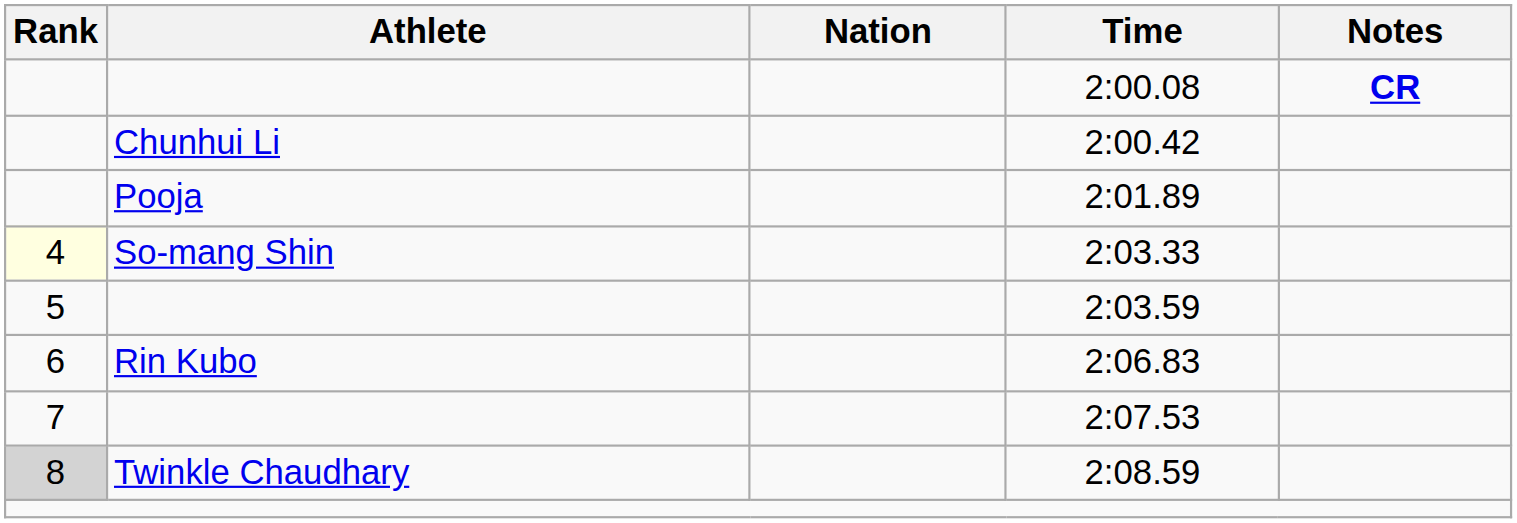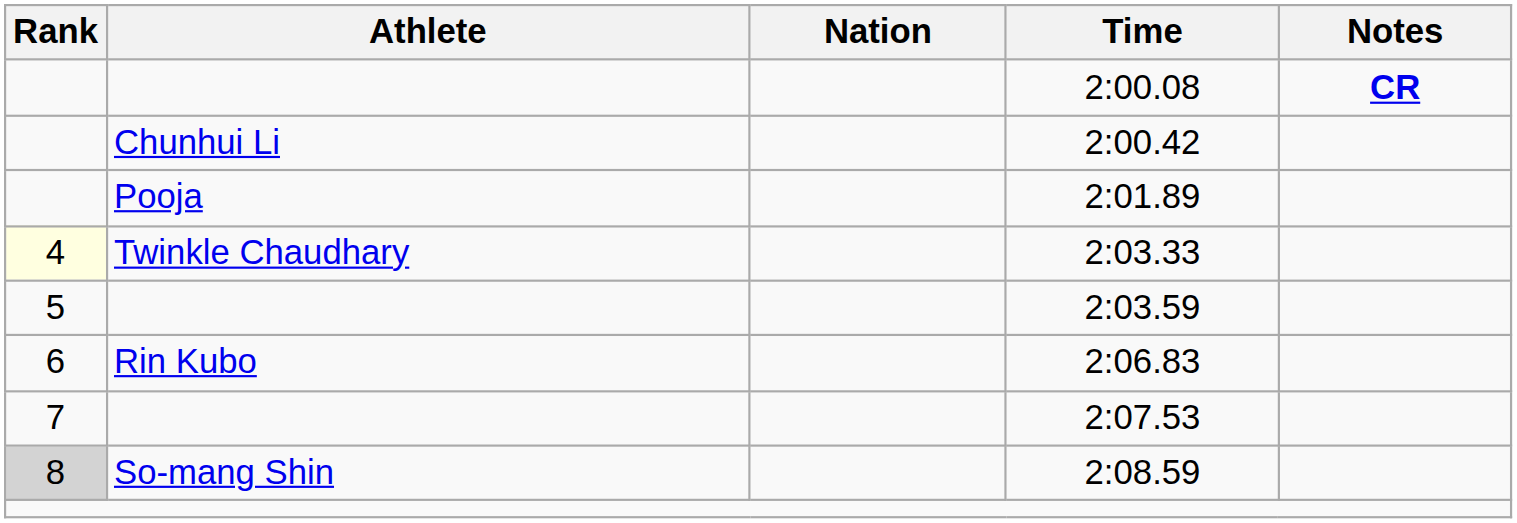(224, 252) So-mang Shin -> (262, 252) Twinkle Chaudhary
(262, 472) Twinkle Chaudhary -> (224, 472) So-mang Shin
